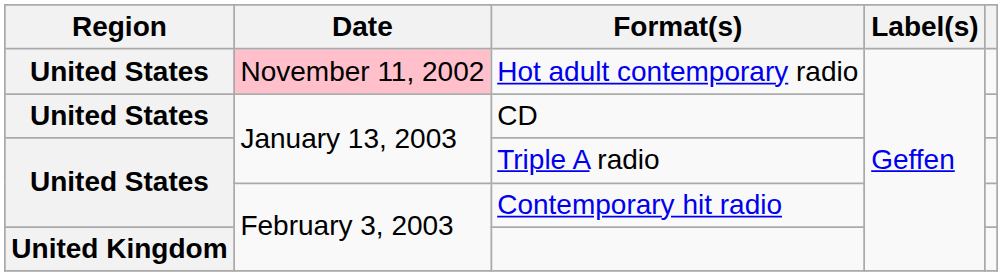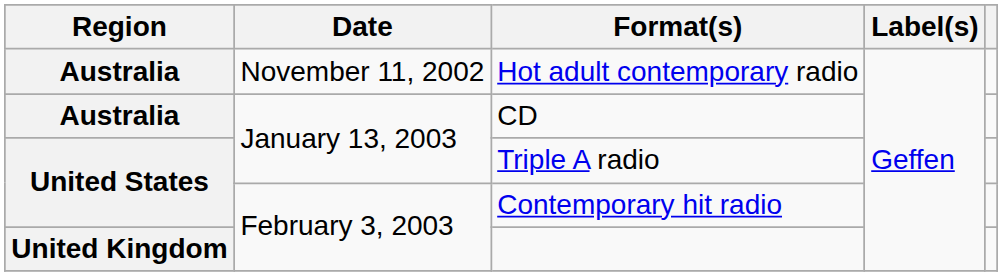(119, 71) United States -> (119, 71) Australia
(362, 71) pink background -> (362, 71) no background
(119, 115) United States -> (119, 115) Australia
